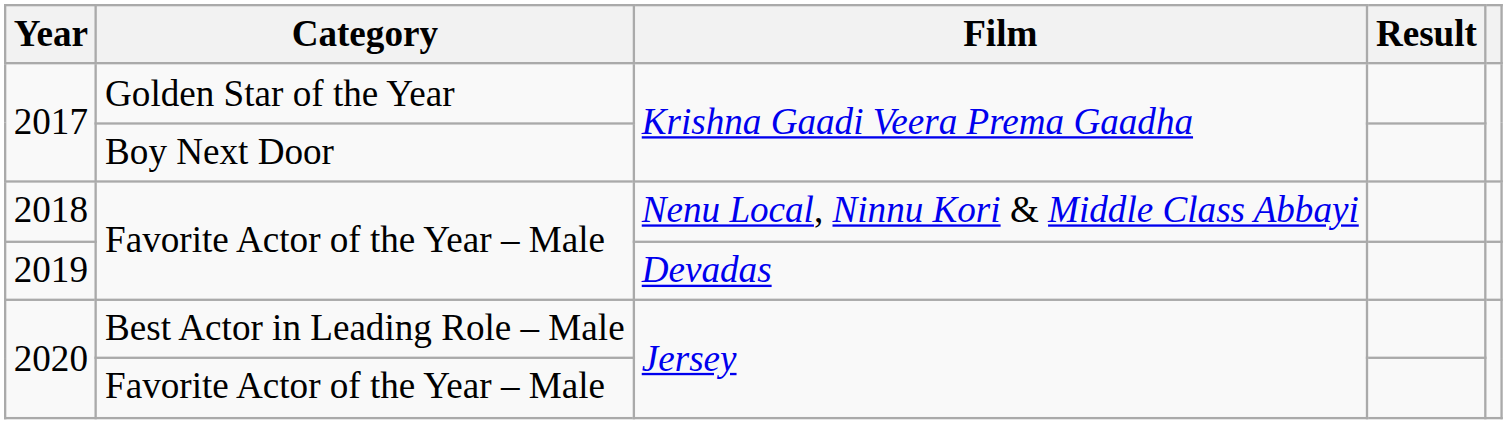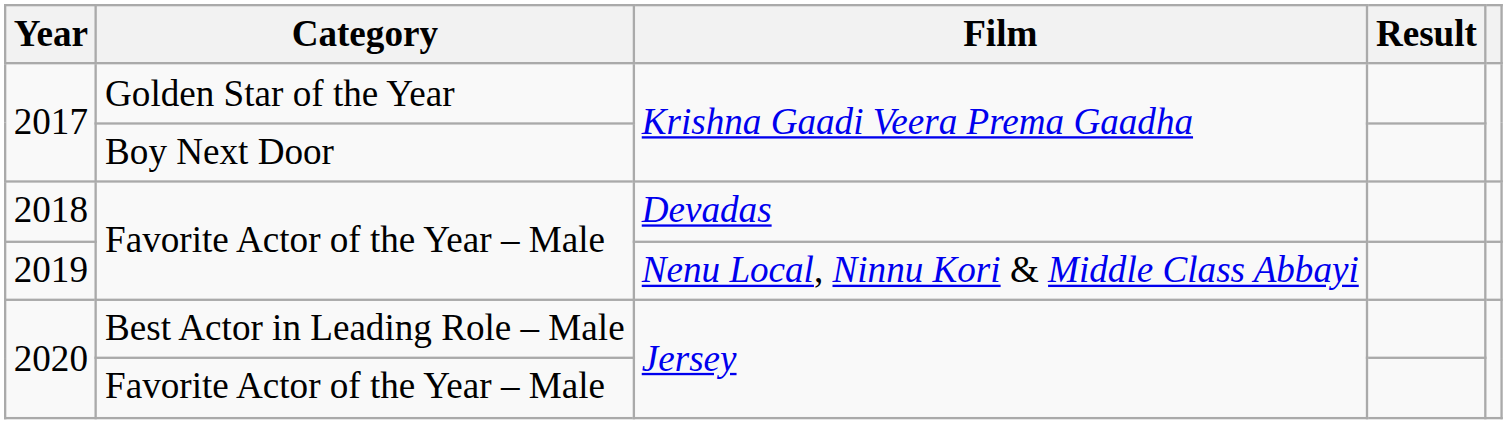(1000, 210) Nenu Local, Ninnu Kori & Middle Class Abbayi -> (707, 210) Devadas
(707, 269) Devadas -> (1000, 269) Nenu Local, Ninnu Kori & Middle Class Abbayi
